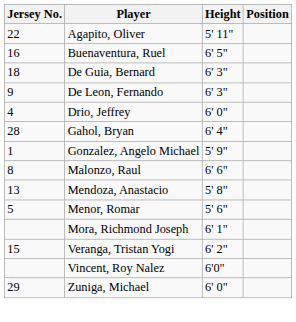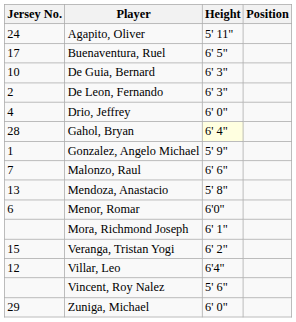(13, 33) 22 -> (13, 33) 24
(13, 53) 16 -> (13, 53) 17
(13, 72) 18 -> (13, 72) 10
(10, 92) 9 -> (10, 92) 2
(216, 131) no background -> (216, 131) lightyellow background
(10, 170) 8 -> (10, 170) 7
(10, 209) 5 -> (10, 209) 6
(216, 209) 5' 6" -> (215, 209) 6'0"
+ row: (94, 268)
(215, 268) 6'0" -> (216, 287) 5' 6"
